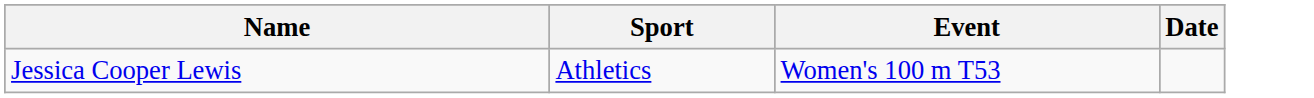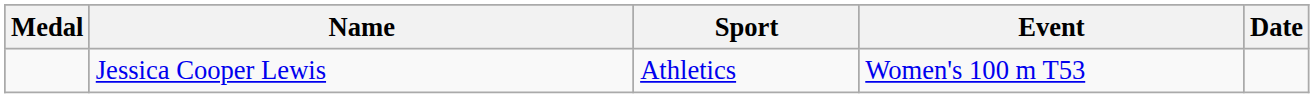+ column: (47, 26)
